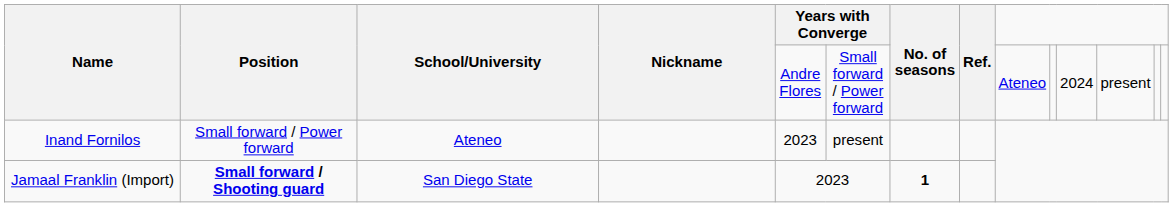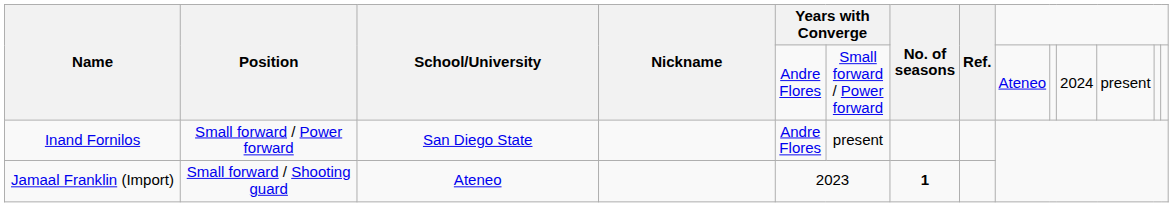(478, 140) Ateneo -> (478, 140) San Diego State
(800, 140) 2023 -> (800, 140) Andre Flores
(269, 181) bold -> (269, 181) normal
(478, 181) San Diego State -> (478, 181) Ateneo
